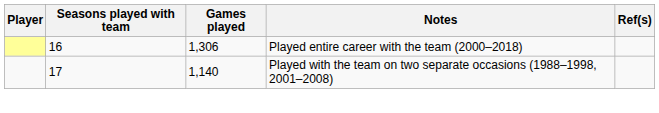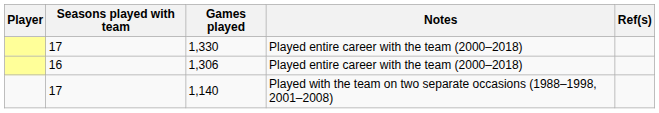+ row: (203, 46)
